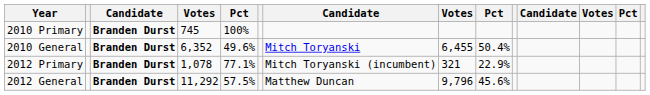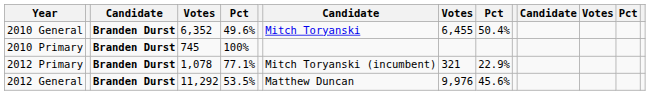rows swapped: (45, 30) <-> (45, 47)
(239, 82) 57.5% -> (239, 82) 53.5%
(457, 82) 9,796 -> (457, 82) 9,976
